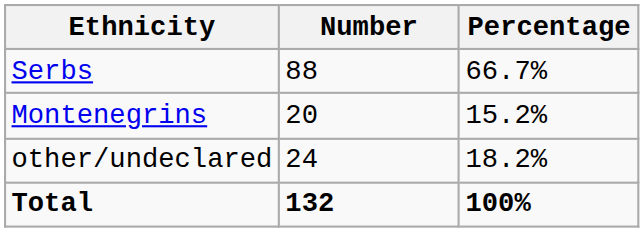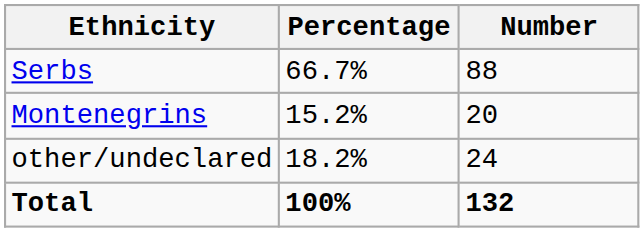columns swapped: (369, 27) <-> (549, 27)
